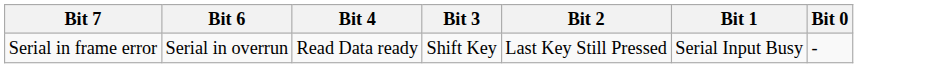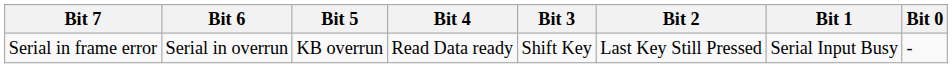+ column: (340, 18)
